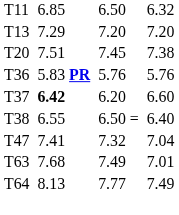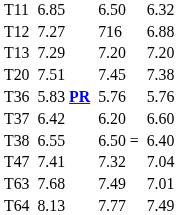+ row: (17, 31)
(51, 97) bold -> (51, 118) normal
